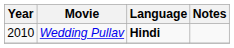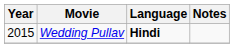(21, 33) 2010 -> (21, 33) 2015
